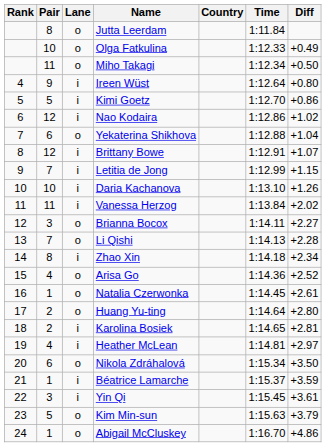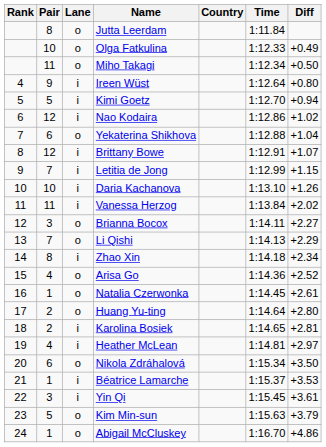(304, 100) +0.86 -> (304, 100) +0.94
(304, 240) +2.28 -> (304, 240) +2.29
(304, 380) +3.59 -> (304, 380) +3.53
